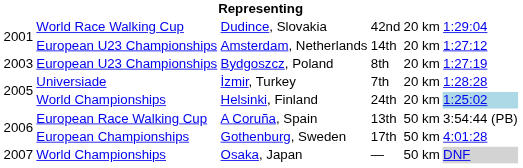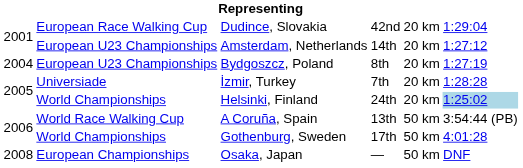(110, 27) World Race Walking Cup -> (122, 27) European Race Walking Cup
(18, 63) 2003 -> (18, 63) 2004
(122, 118) European Race Walking Cup -> (110, 118) World Race Walking Cup
(113, 136) European Championships -> (101, 136) World Championships
(18, 155) 2007 -> (18, 155) 2008
(101, 155) World Championships -> (113, 155) European Championships
(457, 155) lightgrey background -> (457, 155) no background
